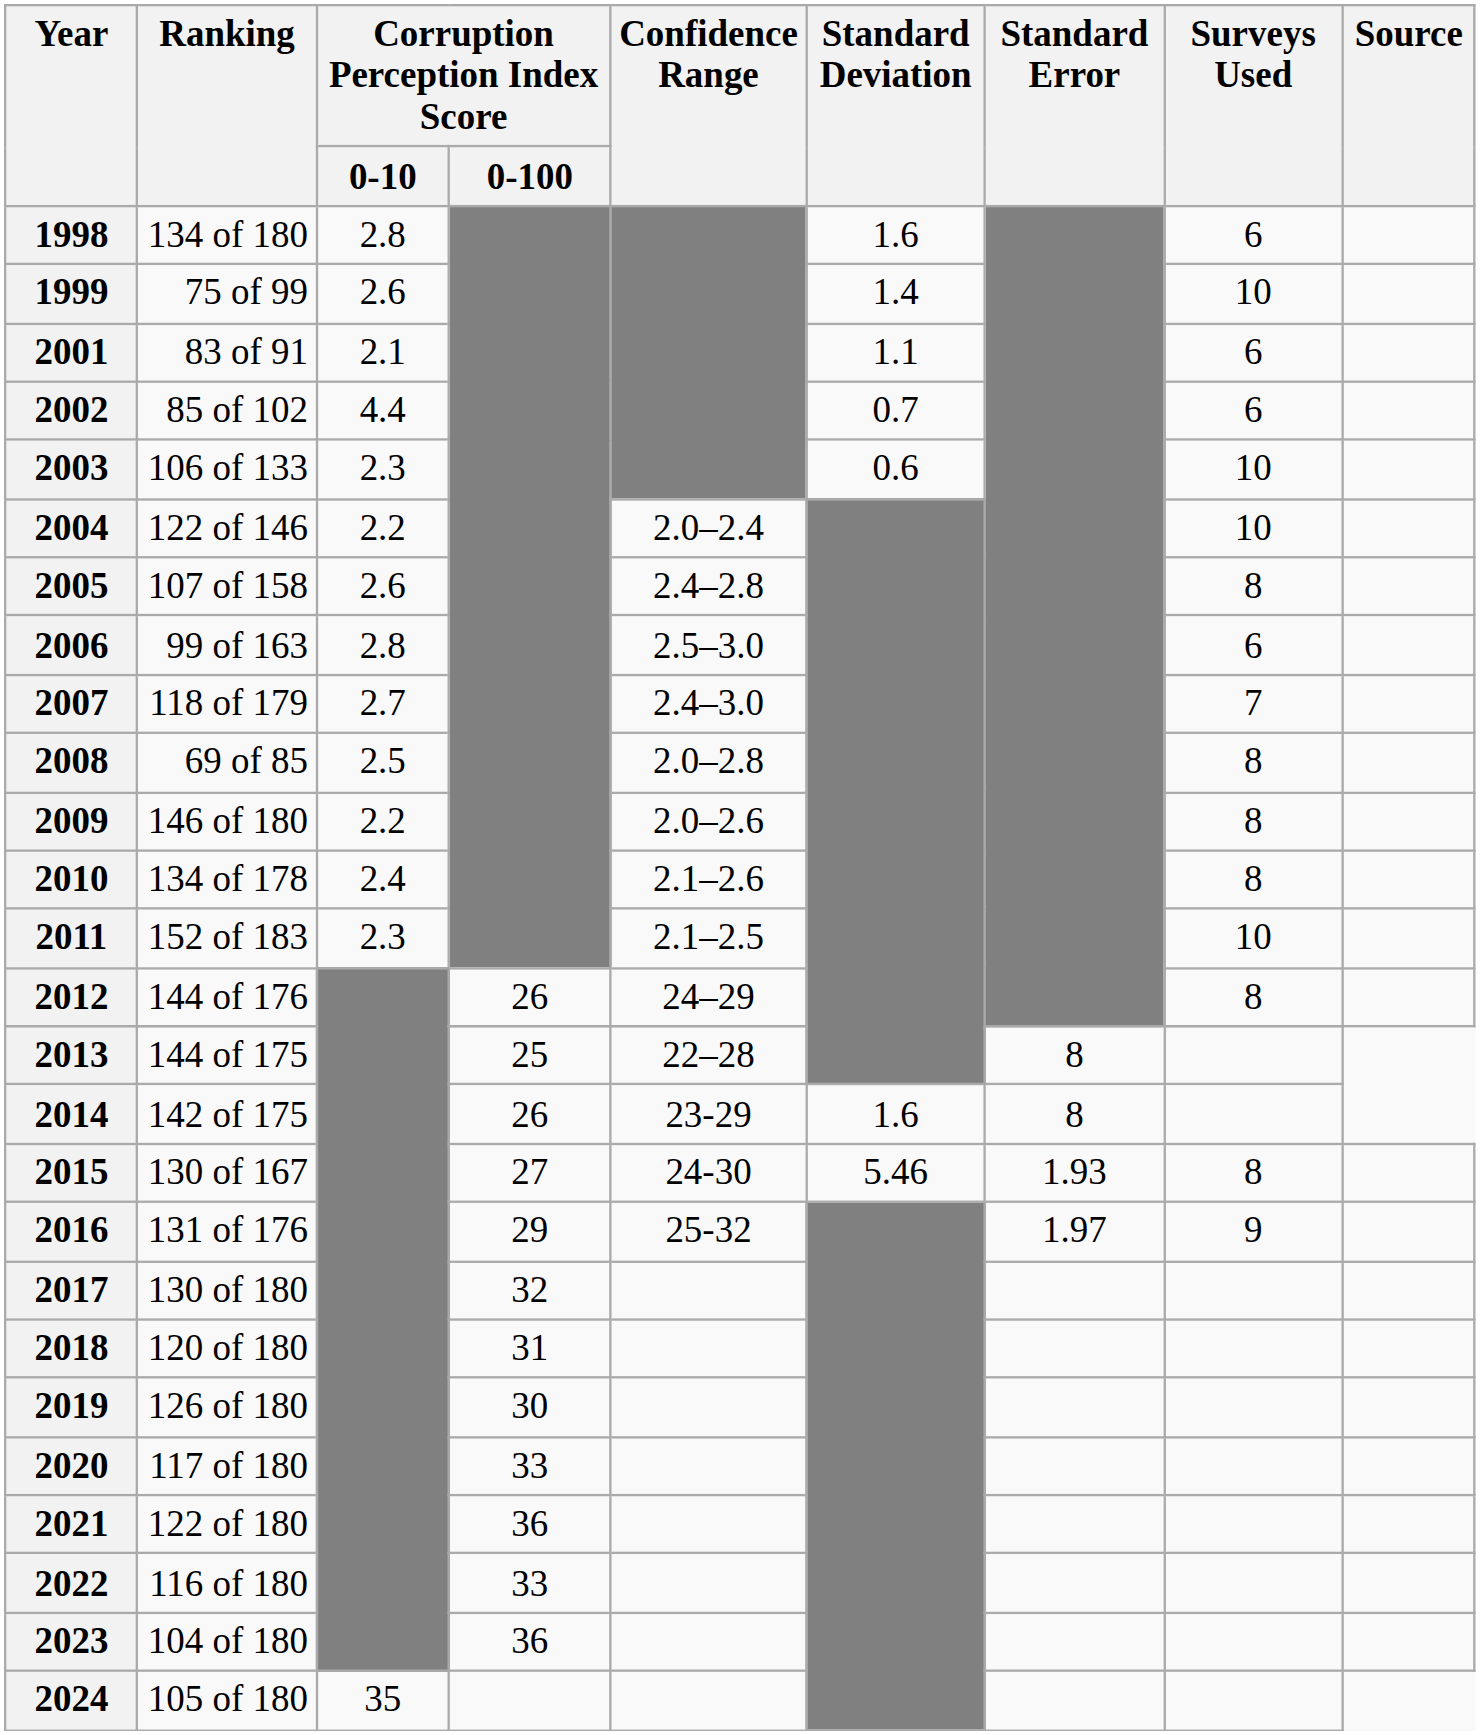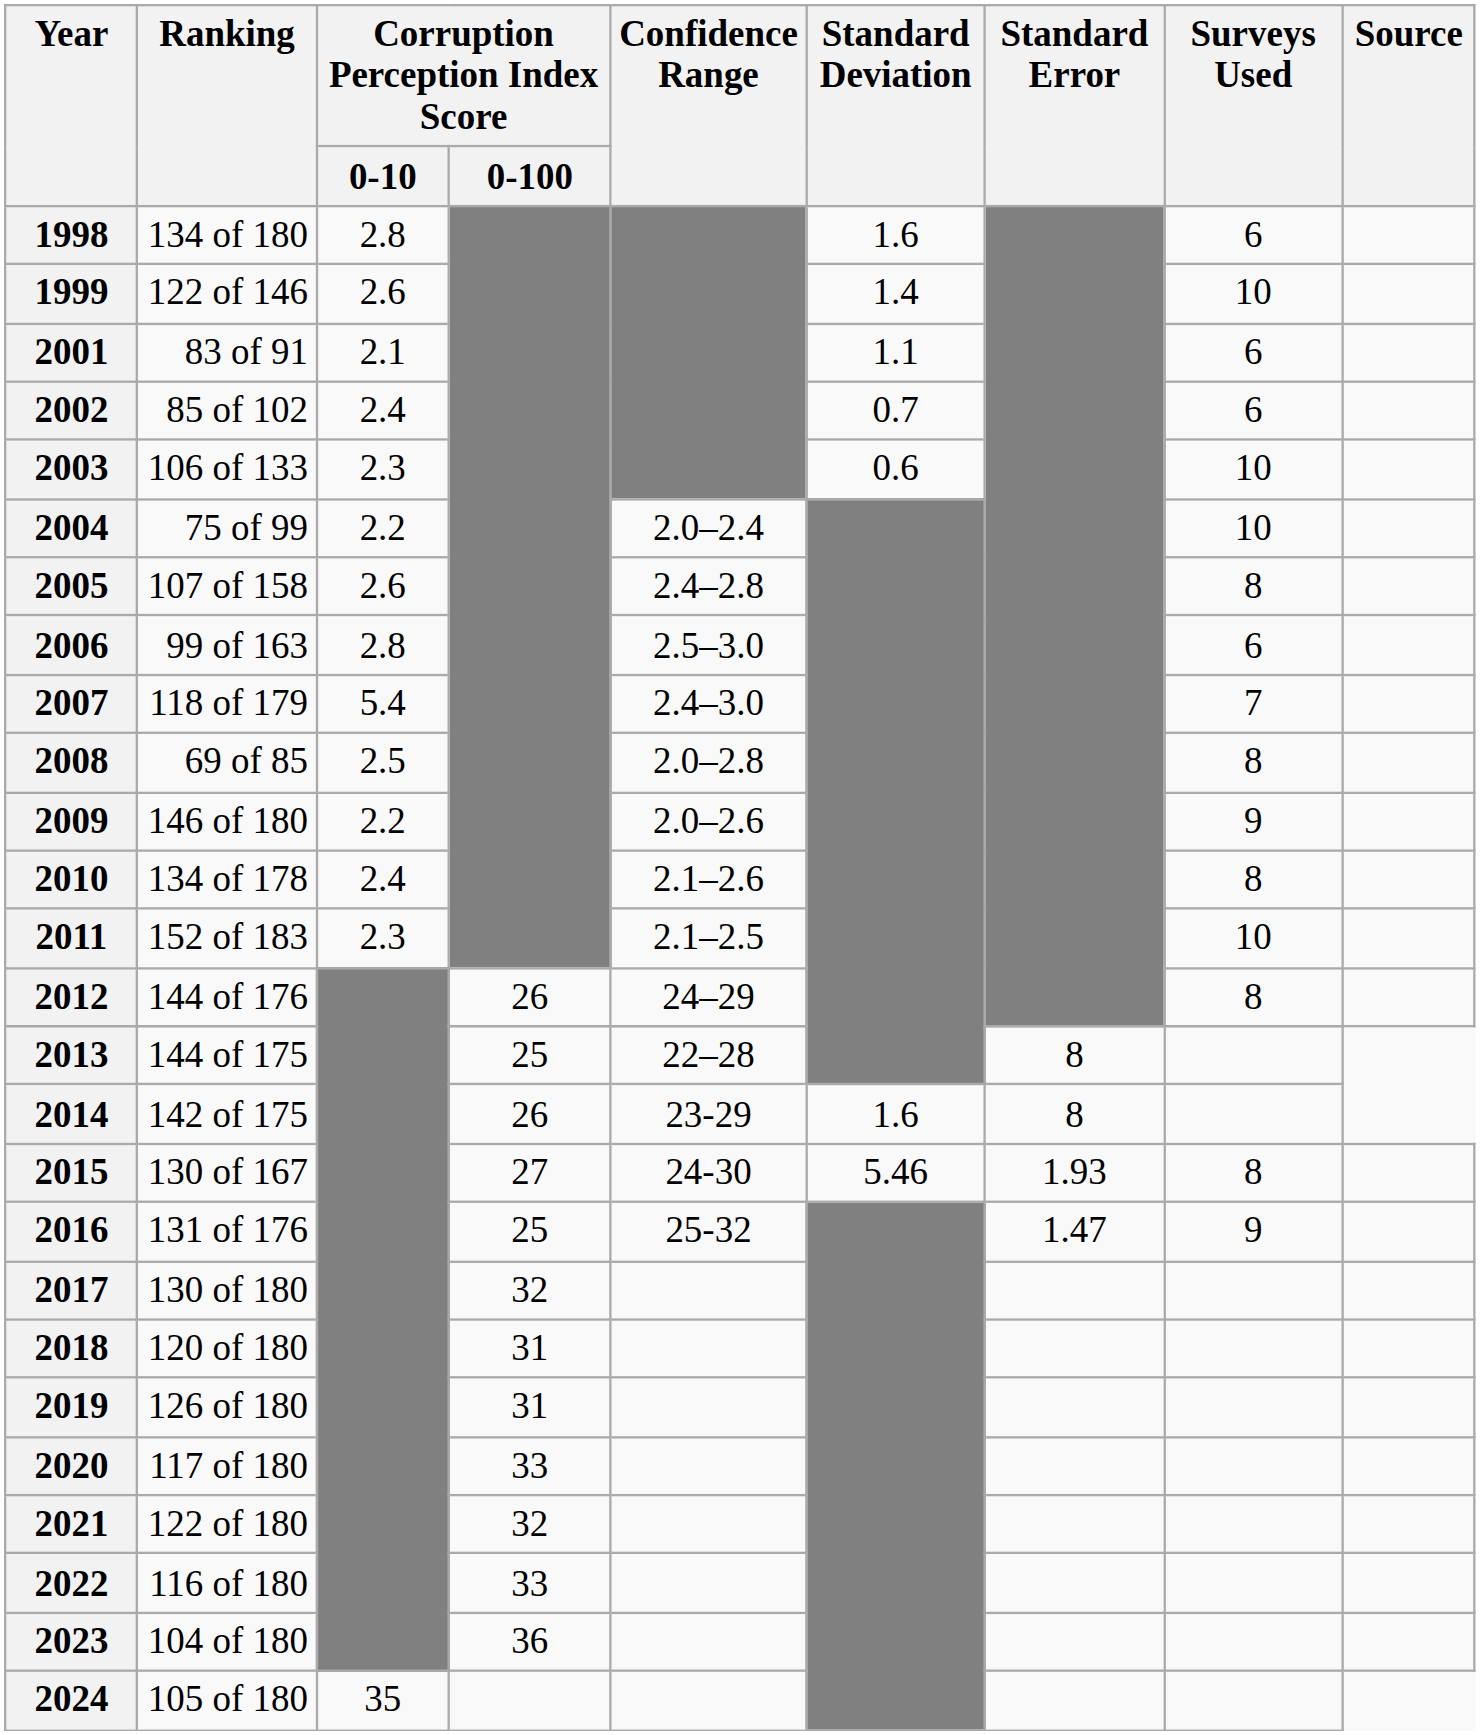(246, 292) 75 of 99 -> (228, 292) 122 of 146
(383, 410) 4.4 -> (383, 410) 2.4
(228, 527) 122 of 146 -> (246, 527) 75 of 99
(383, 703) 2.7 -> (383, 703) 5.4
(1253, 820) 8 -> (1253, 820) 9
(530, 1230) 29 -> (530, 1230) 25
(1074, 1230) 1.97 -> (1074, 1230) 1.47
(530, 1406) 30 -> (530, 1406) 31
(530, 1523) 36 -> (530, 1523) 32
